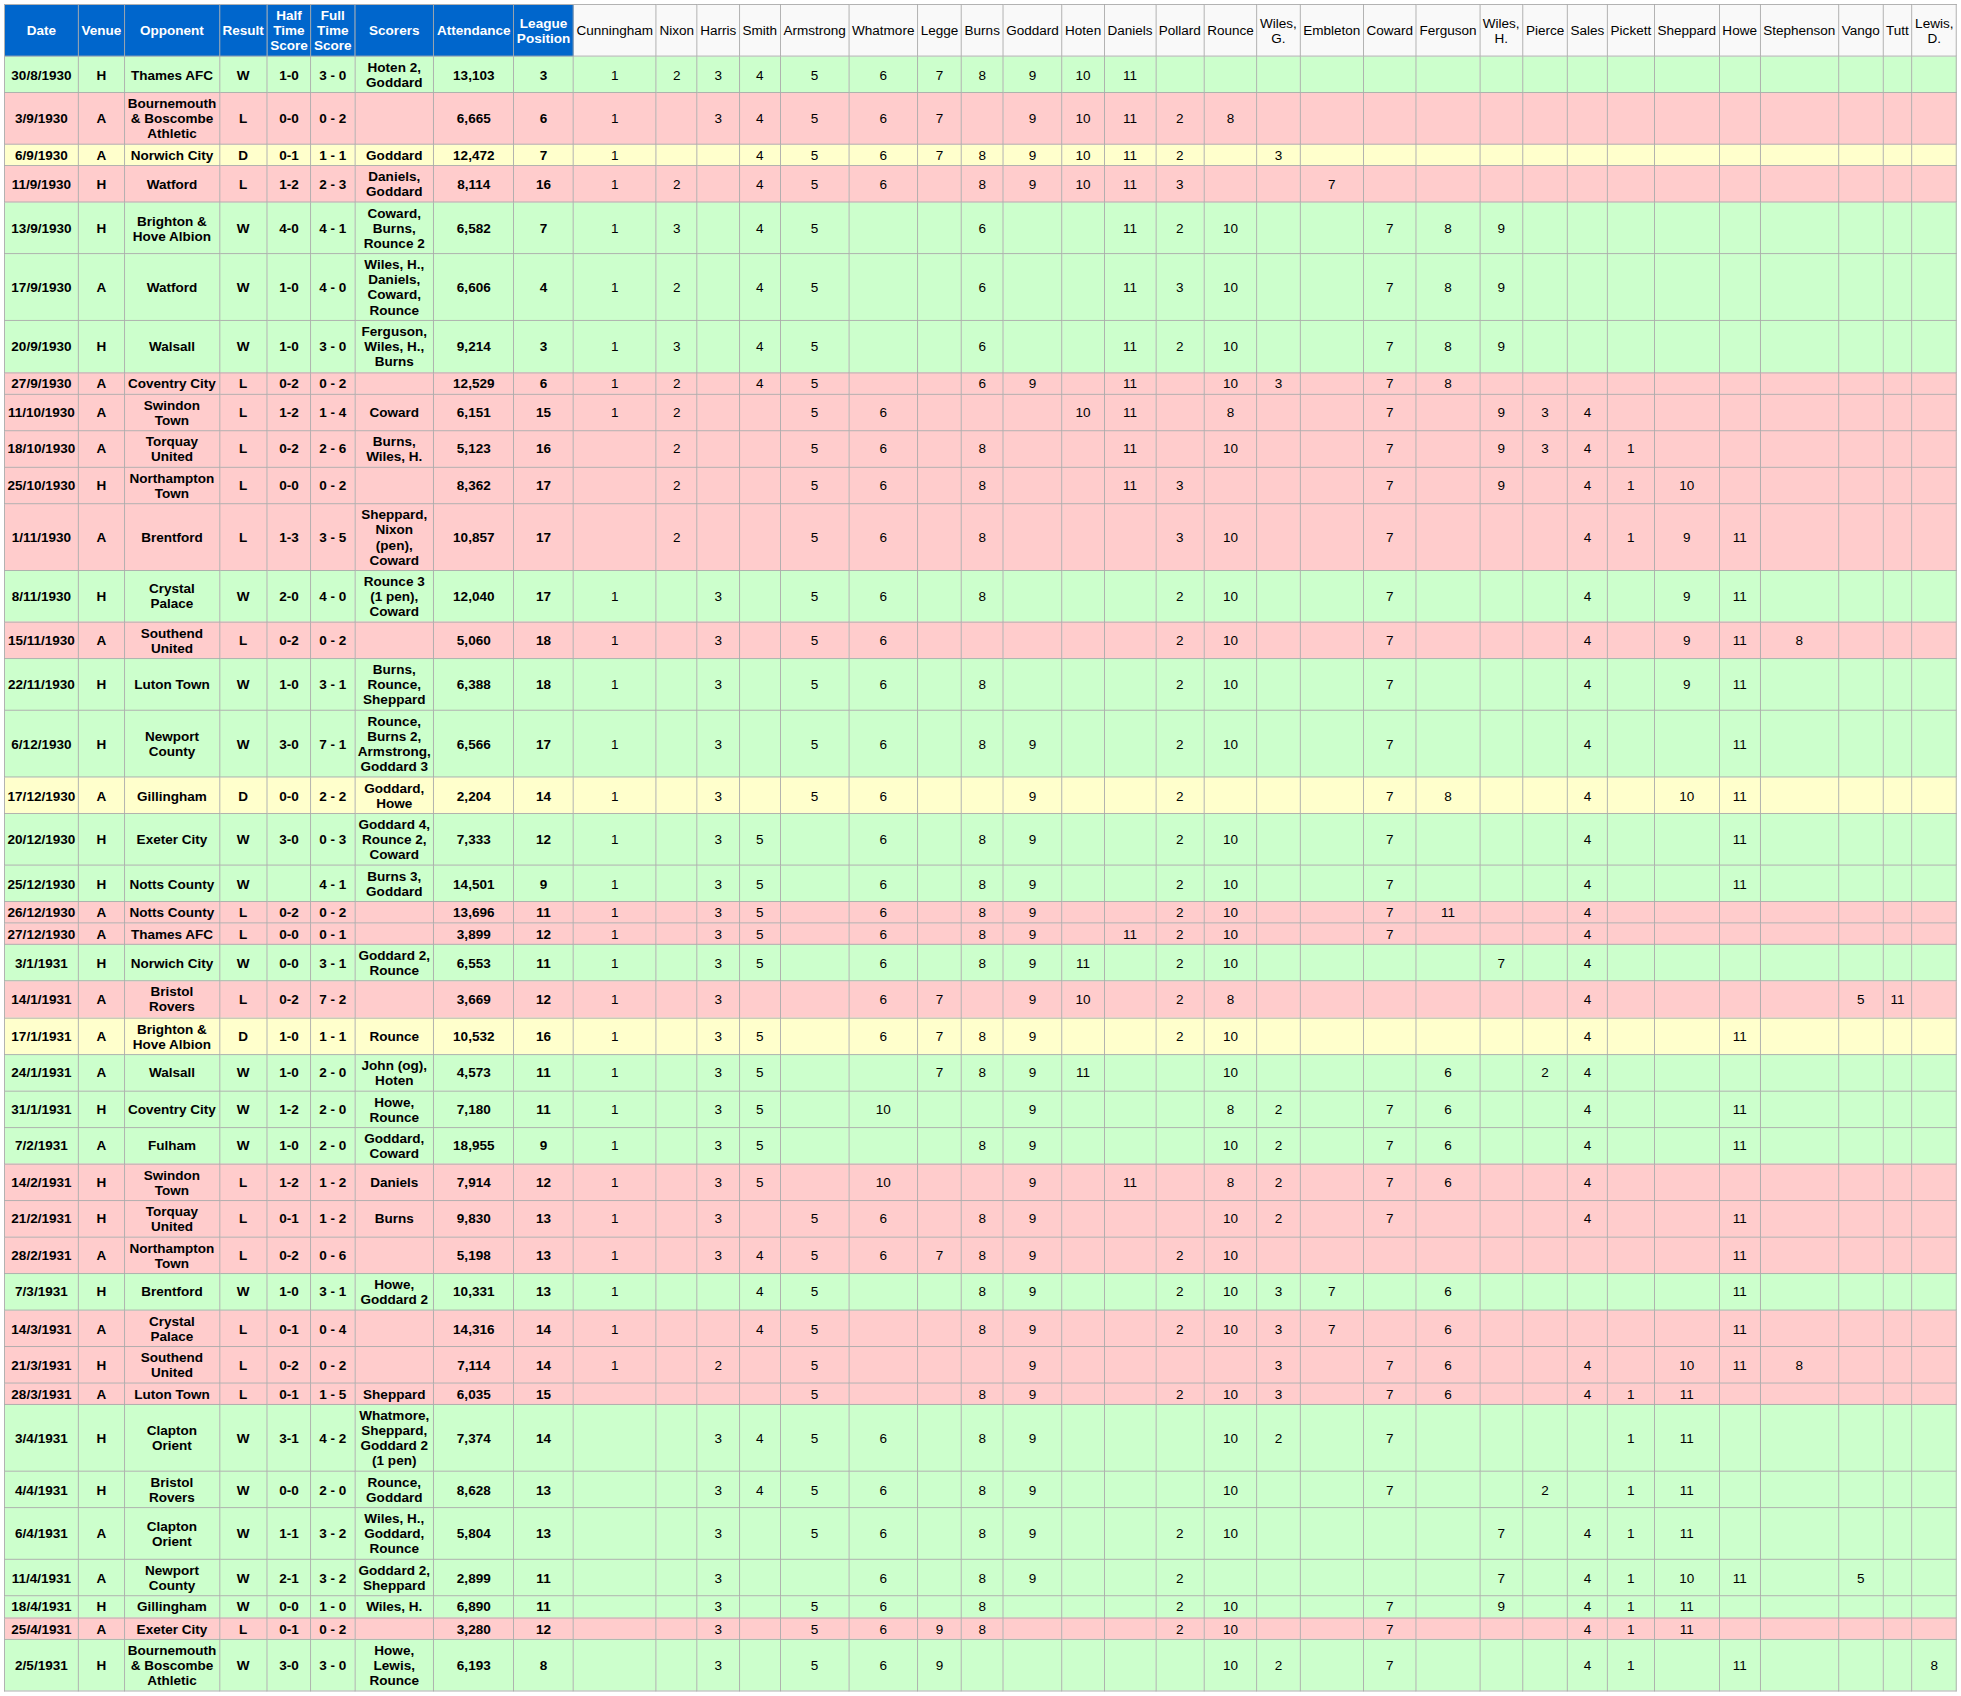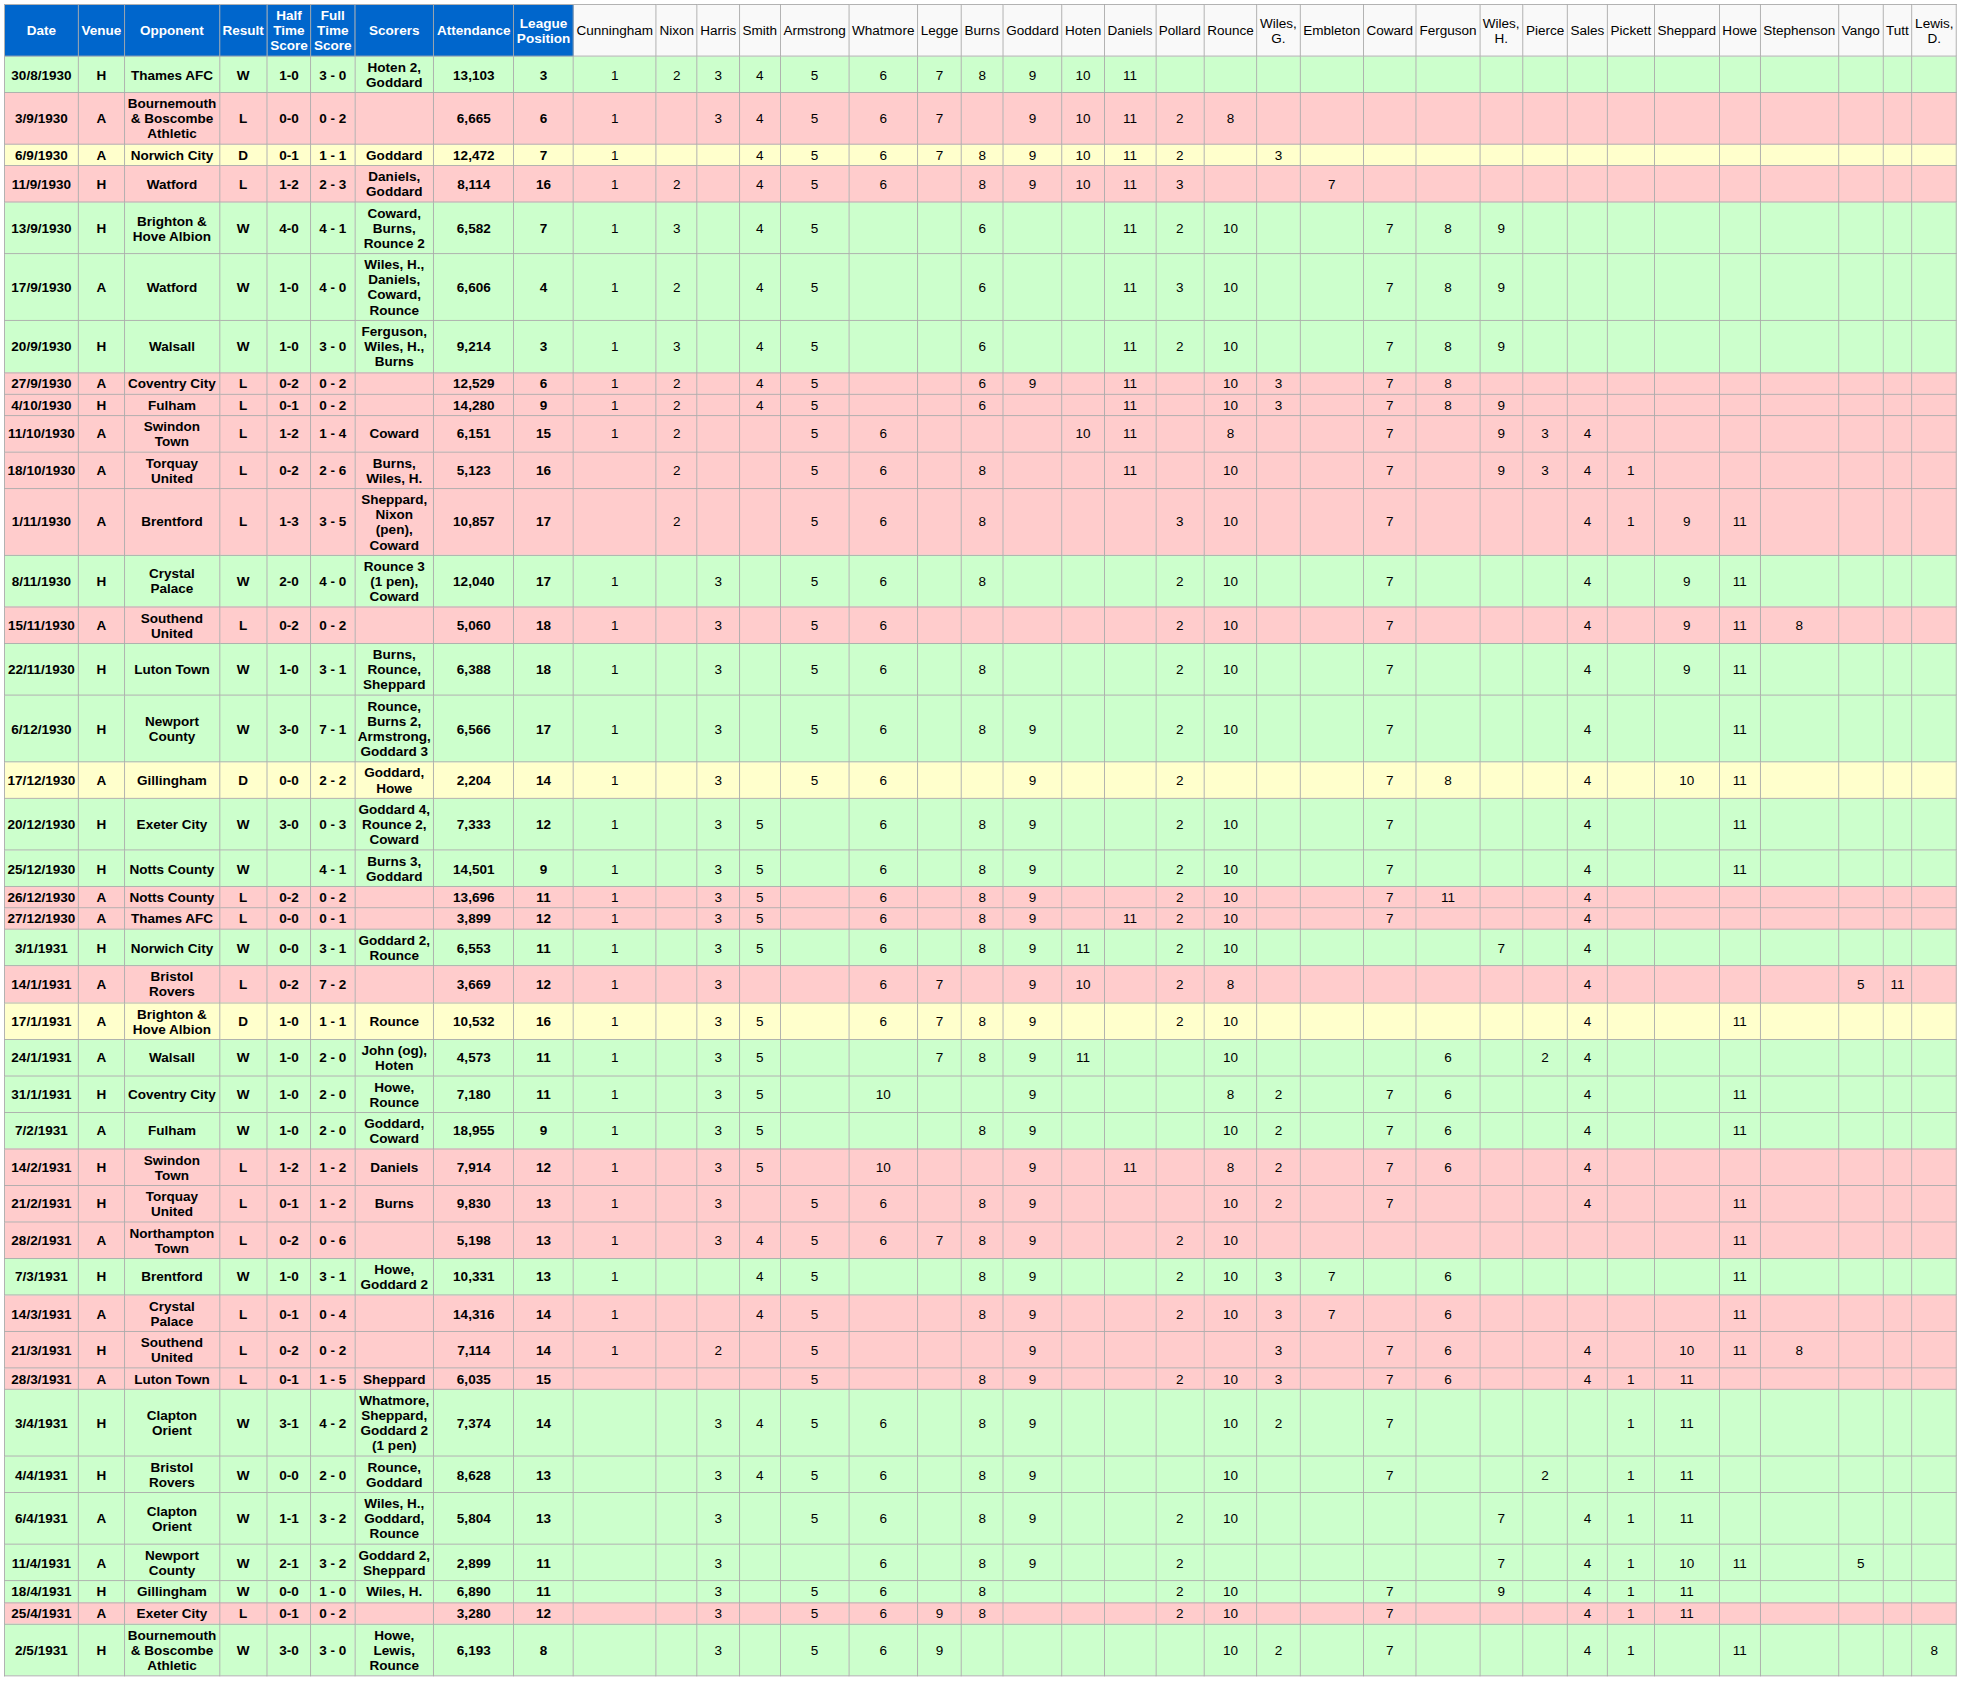+ row: (41, 405)
- row: (41, 485)
(289, 1109) 1-2 -> (289, 1094) 1-0
